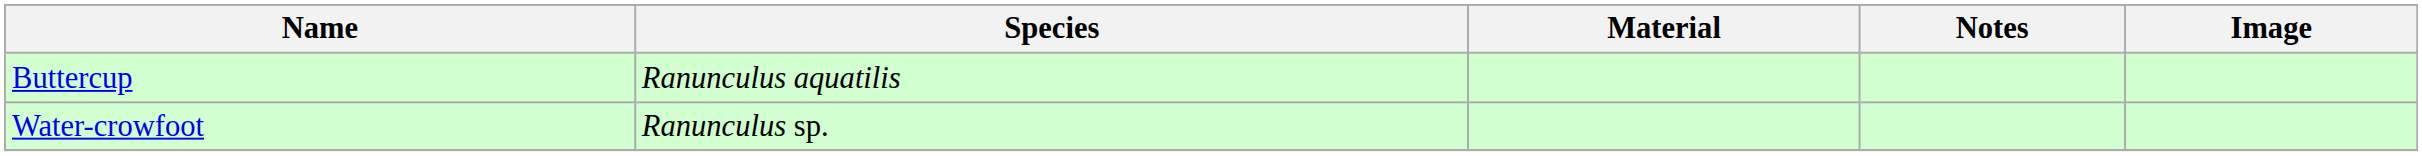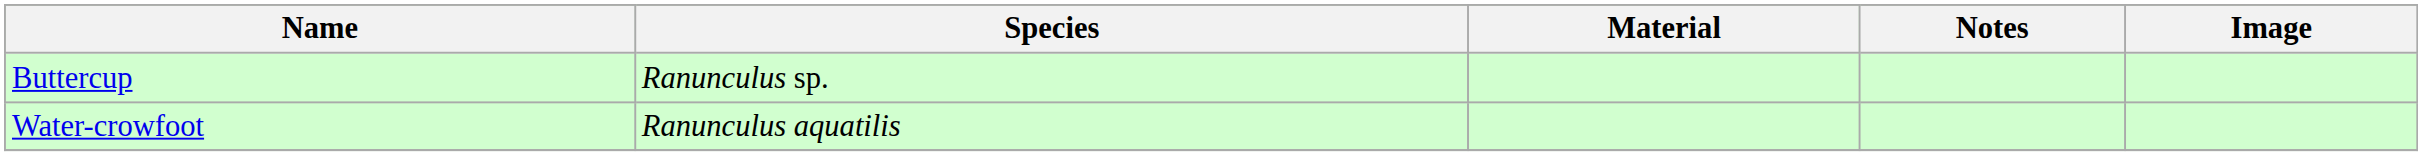(771, 77) Ranunculus aquatilis -> (735, 77) Ranunculus sp.
(735, 125) Ranunculus sp. -> (771, 125) Ranunculus aquatilis
